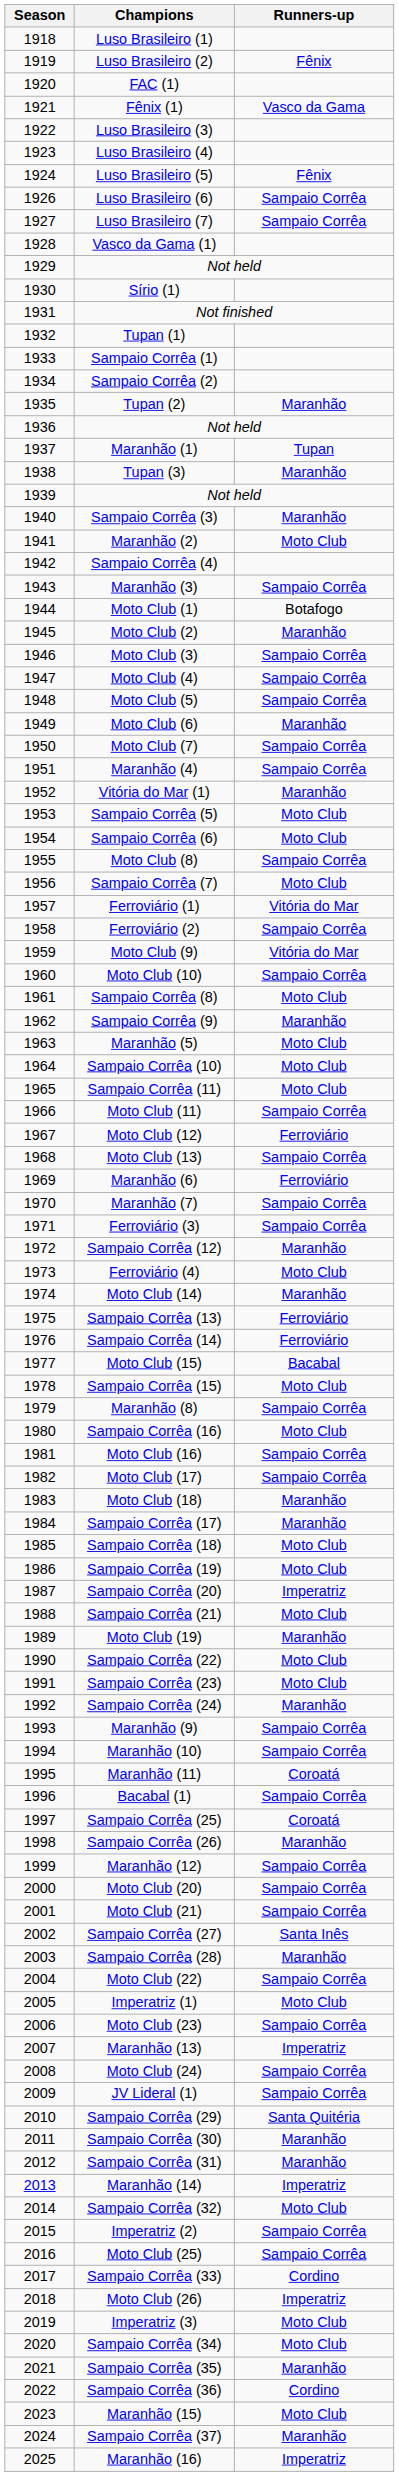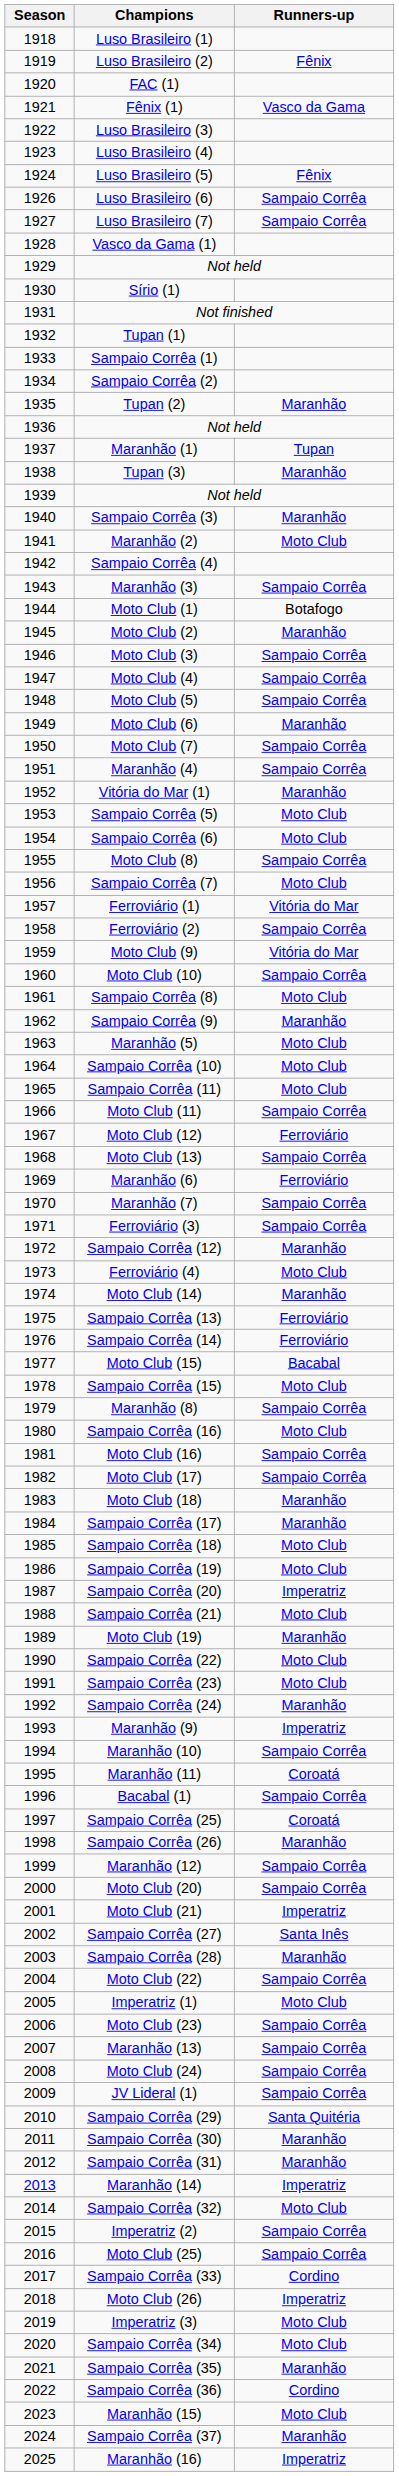(314, 1728) Sampaio Corrêa -> (314, 1728) Imperatriz
(314, 1911) Sampaio Corrêa -> (314, 1911) Imperatriz
(314, 2048) Imperatriz -> (314, 2048) Sampaio Corrêa
